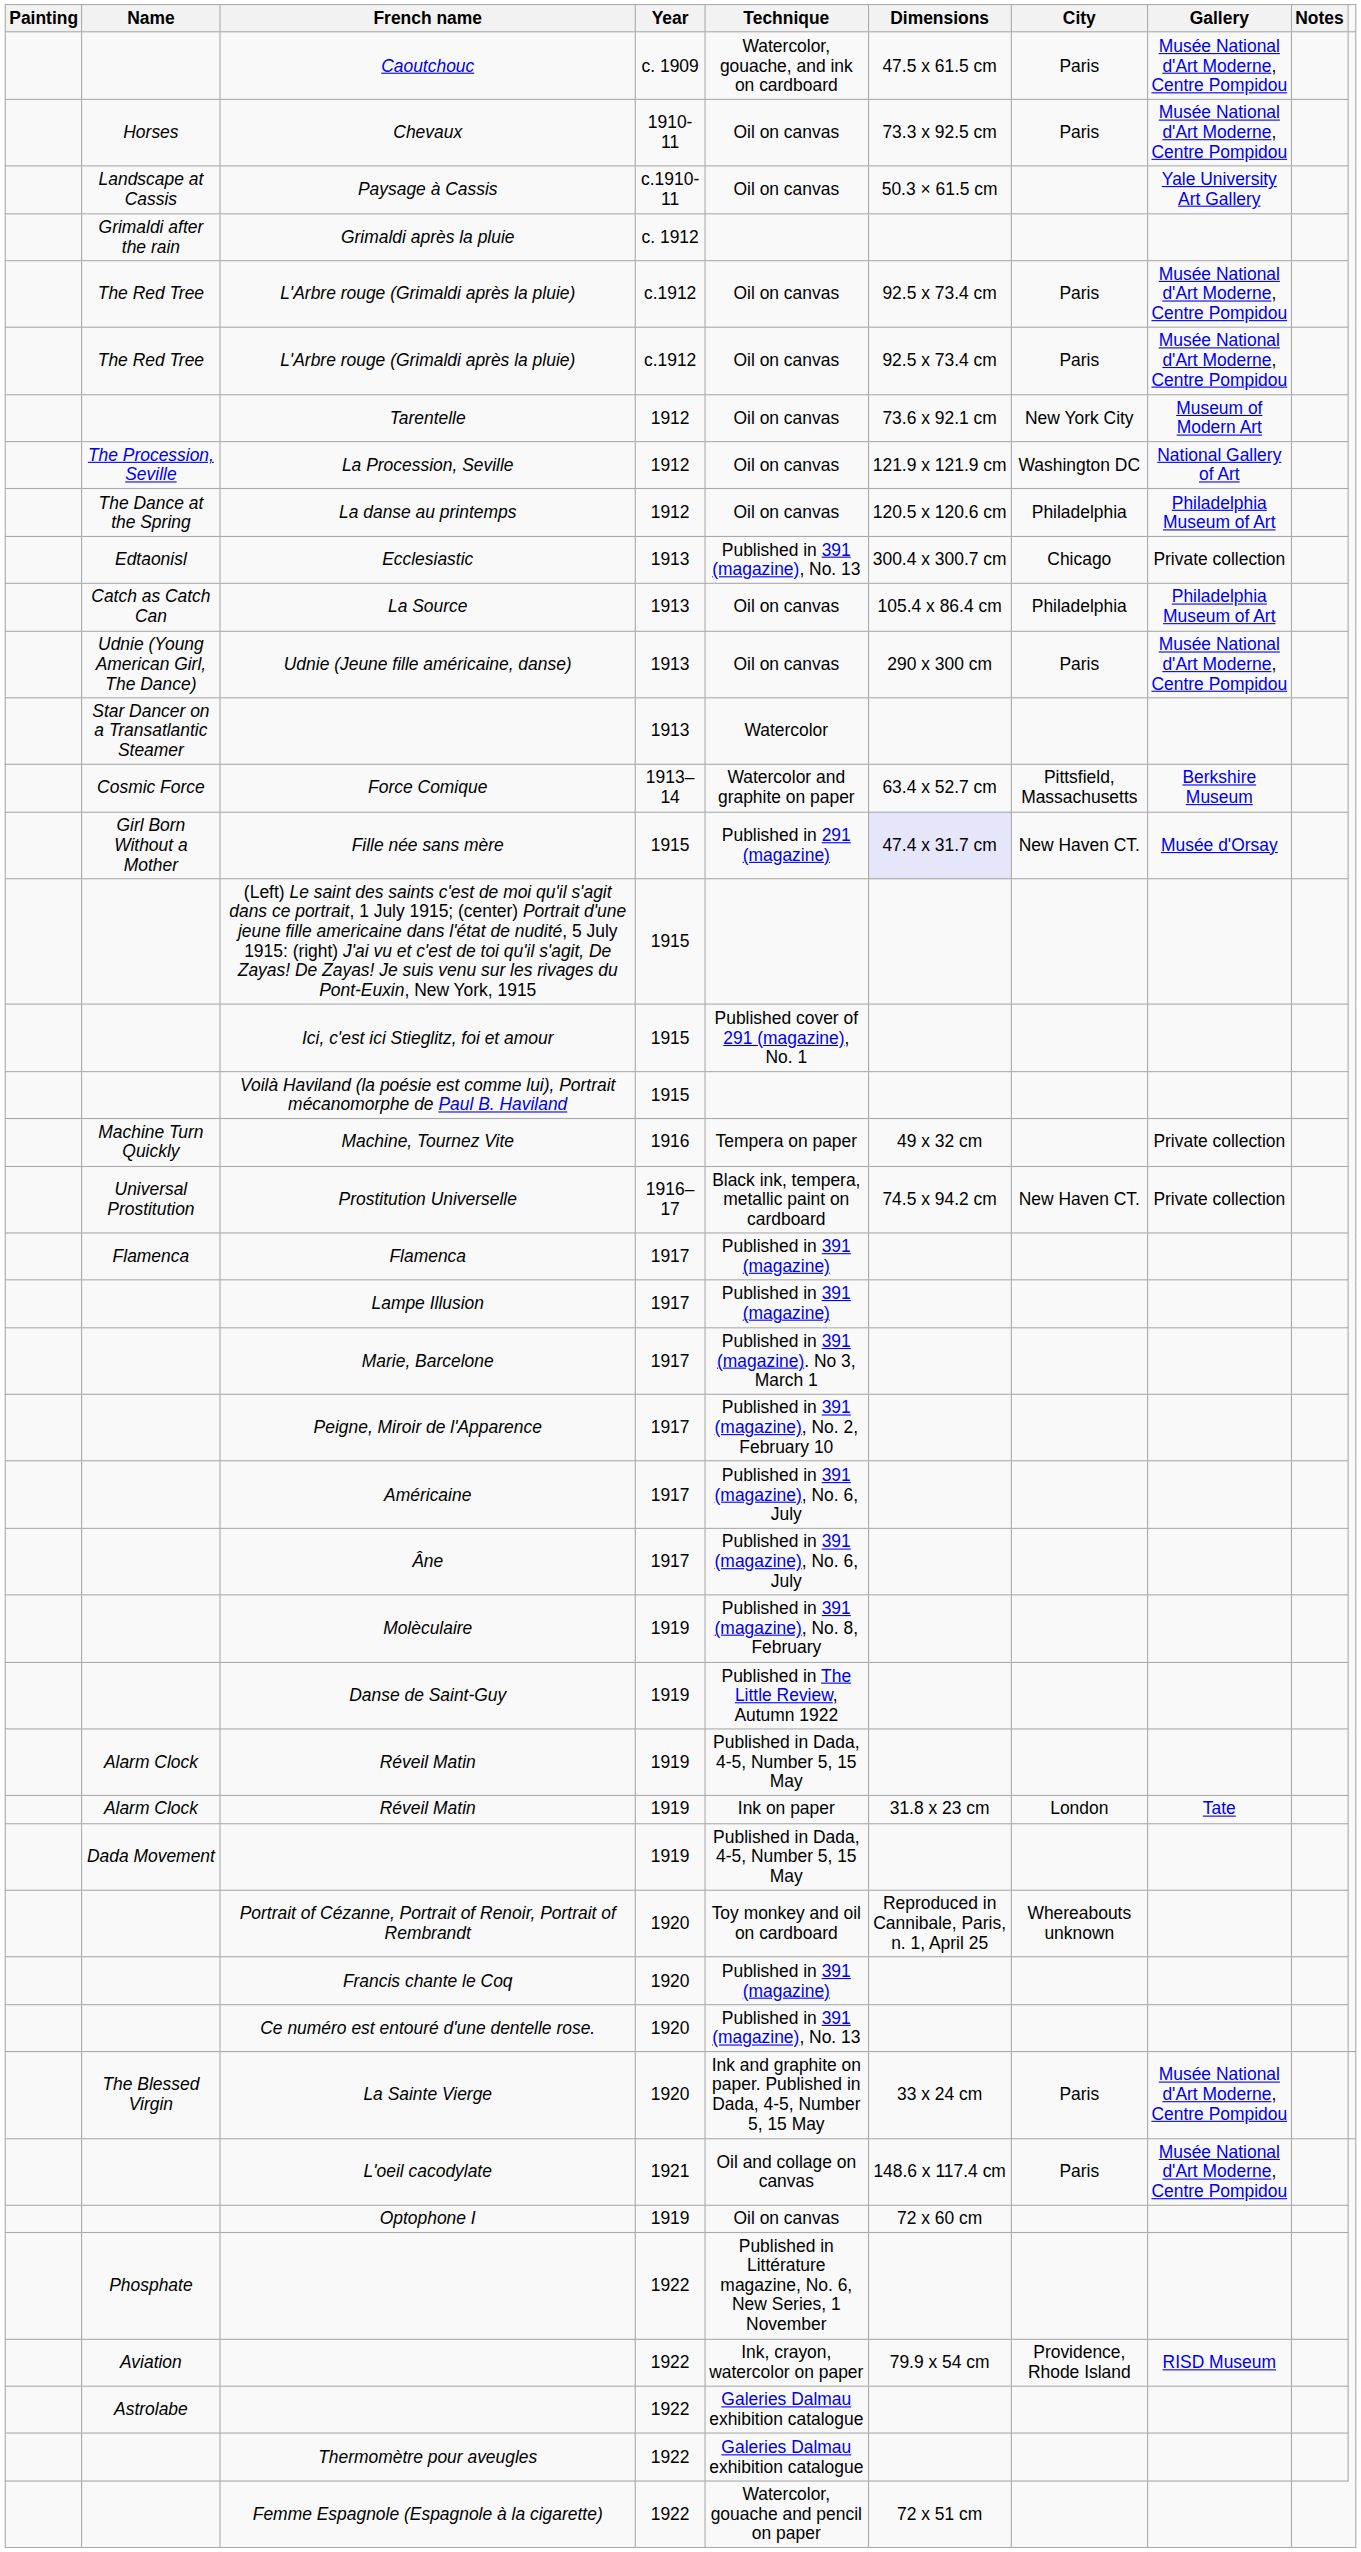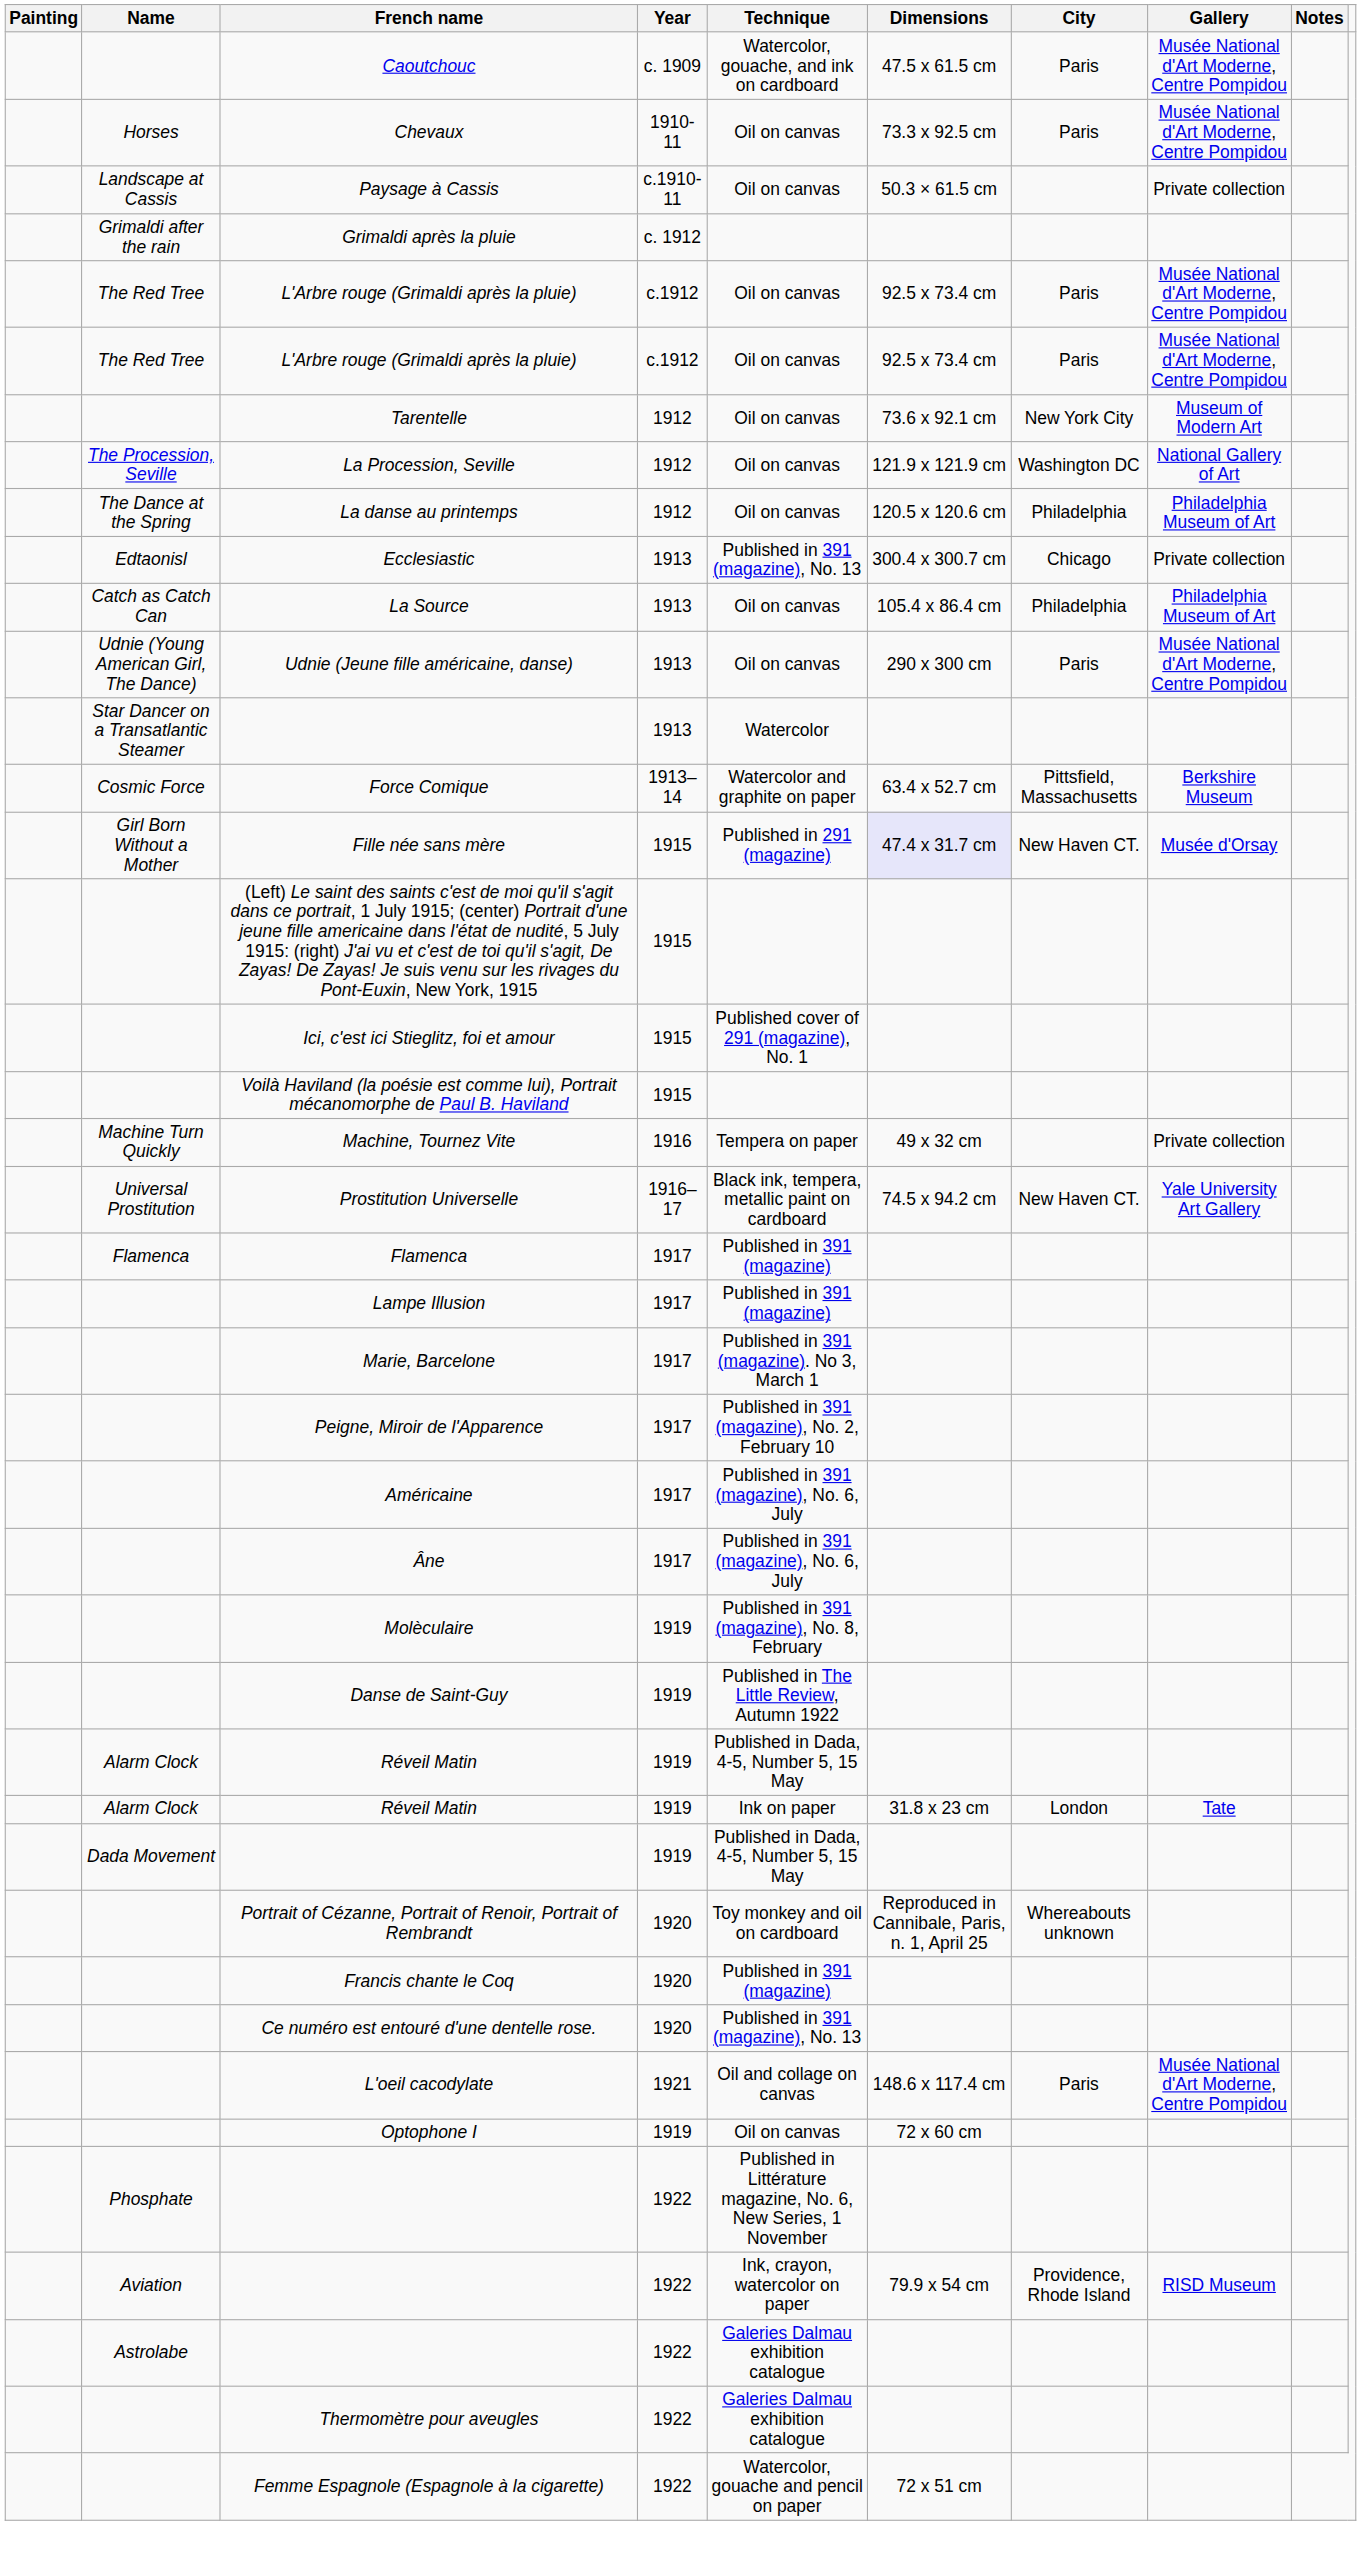(1219, 189) Yale University Art Gallery -> (1219, 189) Private collection
(1219, 1199) Private collection -> (1219, 1199) Yale University Art Gallery
- row: (151, 2094)
